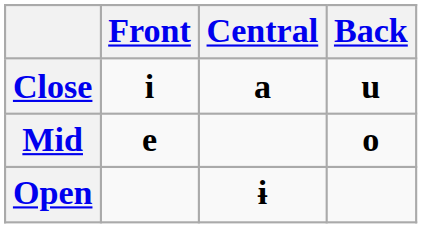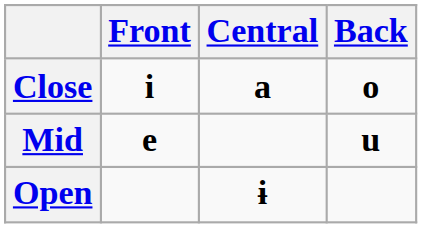(371, 85) u -> (371, 85) o
(371, 139) o -> (371, 139) u
